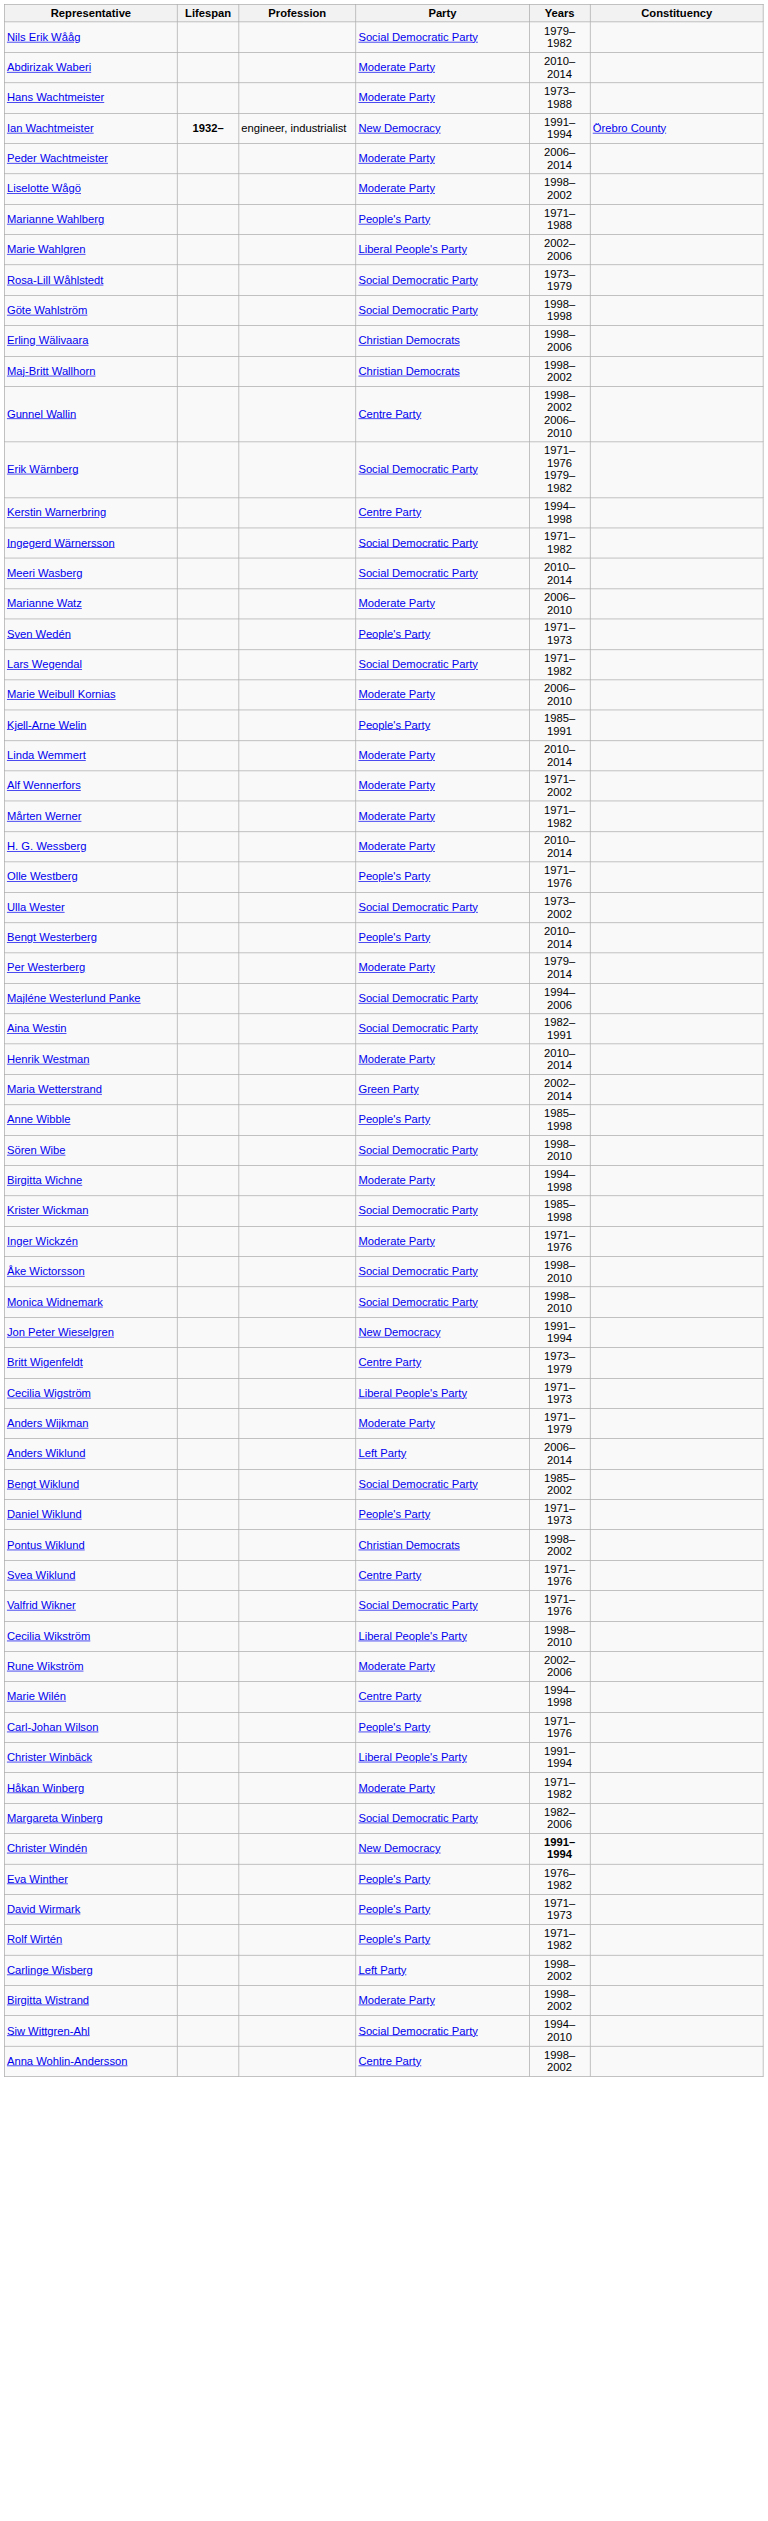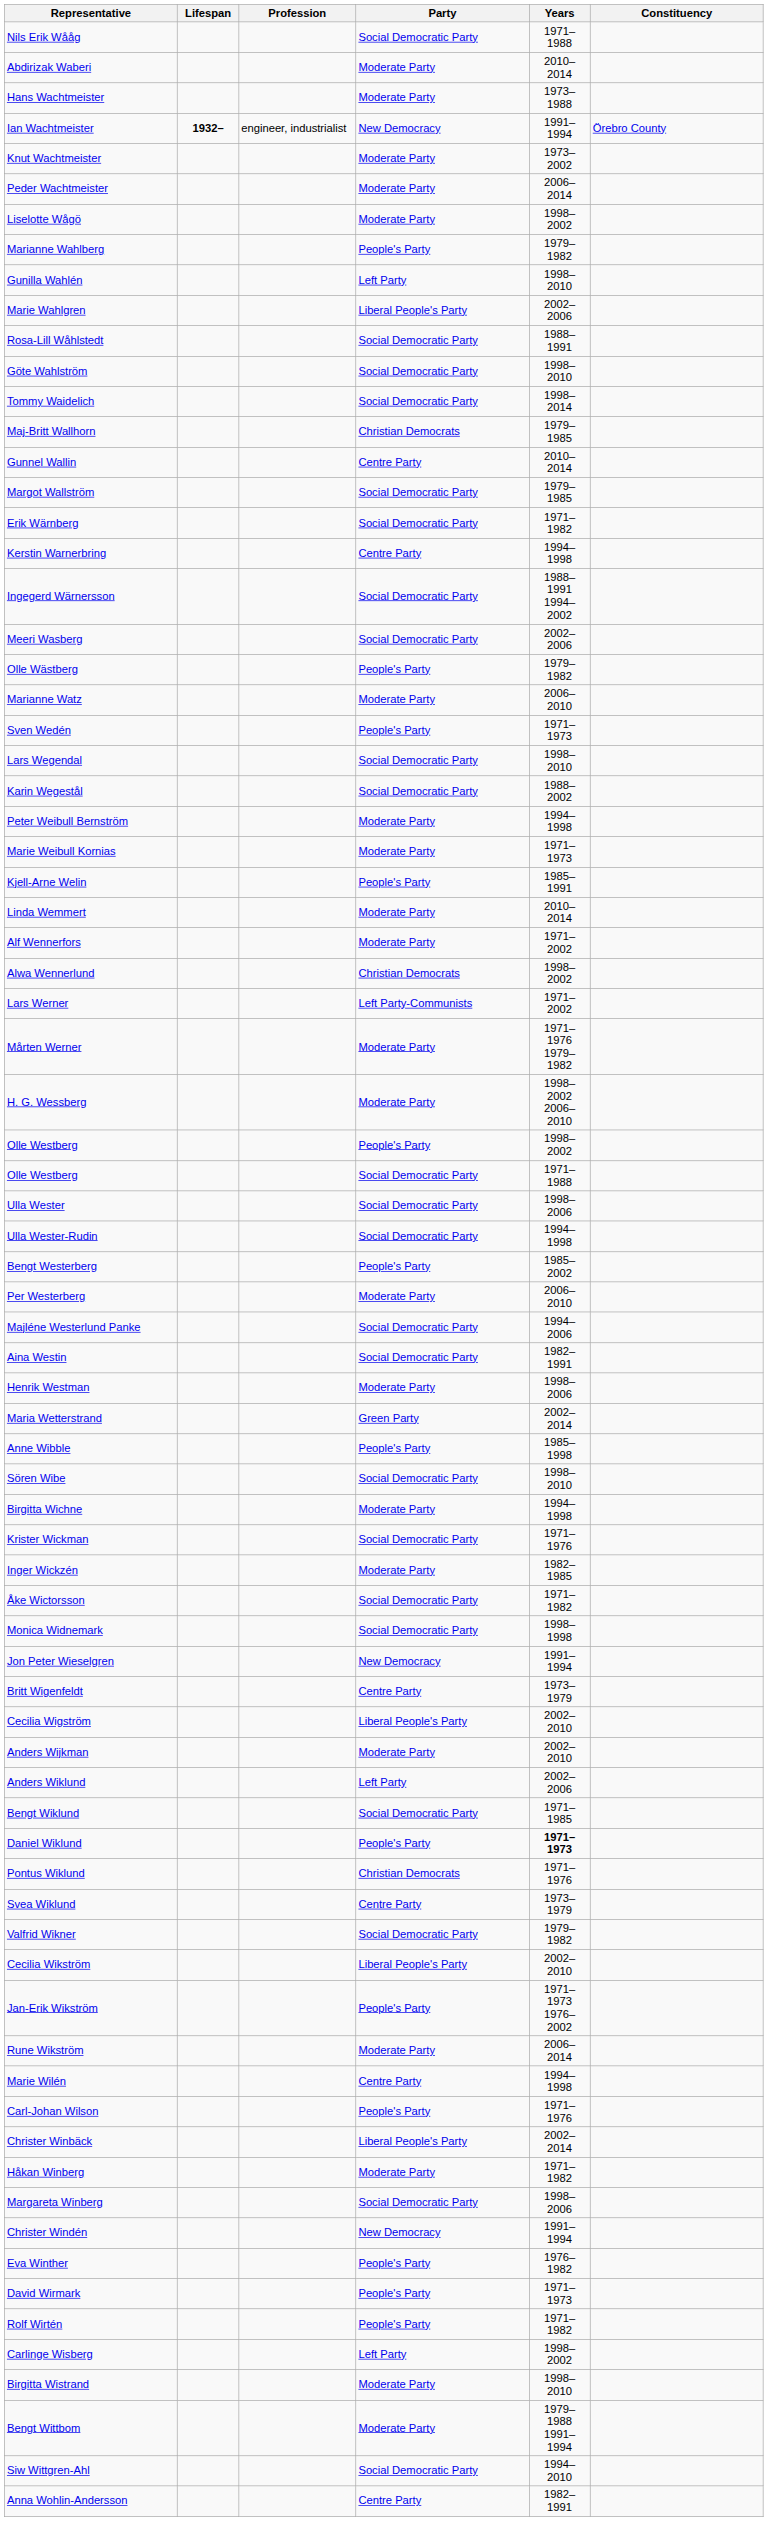(560, 37) 1979–1982 -> (560, 37) 1971–1988
+ row: (54, 158)
(560, 219) 1971–1988 -> (560, 249) 1979–1982
+ row: (45, 280)
(560, 280) 1973–1979 -> (560, 341) 1988–1991
(560, 310) 1998–1998 -> (560, 371) 1998–2010
+ row: (51, 401)
- row: (48, 341)
(560, 371) 1998–2002 -> (560, 432) 1979–1985
(560, 414) 1998–2002 2006–2010 -> (560, 462) 2010–2014
+ row: (51, 492)
(560, 469) 1971–1976 1979–1982 -> (560, 523) 1971–1982
(560, 543) 1971–1982 -> (560, 596) 1988–1991 1994–2002
(560, 573) 2010–2014 -> (560, 639) 2002–2006
+ row: (42, 669)
(560, 664) 1971–1982 -> (560, 760) 1998–2010
+ row: (45, 791)
+ row: (68, 821)
(560, 695) 2006–2010 -> (560, 852) 1971–1973
+ row: (51, 973)
+ row: (38, 1003)
(560, 816) 1971–1982 -> (560, 1046) 1971–1976 1979–1982
(560, 846) 2010–2014 -> (560, 1102) 1998–2002 2006–2010
(560, 877) 1971–1976 -> (560, 1145) 1998–2002
+ row: (42, 1175)
(560, 907) 1973–2002 -> (560, 1206) 1998–2006
+ row: (52, 1236)
(560, 937) 2010–2014 -> (560, 1266) 1985–2002
(560, 968) 1979–2014 -> (560, 1297) 2006–2010
(560, 1059) 2010–2014 -> (560, 1388) 1998–2006
(560, 1211) 1985–1998 -> (560, 1540) 1971–1976
(560, 1241) 1971–1976 -> (560, 1570) 1982–1985
(560, 1271) 1998–2010 -> (560, 1600) 1971–1982
(560, 1302) 1998–2010 -> (560, 1631) 1998–1998
(560, 1393) 1971–1973 -> (560, 1722) 2002–2010
(560, 1423) 1971–1979 -> (560, 1752) 2002–2010
(560, 1454) 2006–2014 -> (560, 1782) 2002–2006
(560, 1484) 1985–2002 -> (560, 1813) 1971–1985
(560, 1514) normal -> (560, 1843) bold
(560, 1545) 1998–2002 -> (560, 1874) 1971–1976
(560, 1575) 1971–1976 -> (560, 1904) 1973–1979
(560, 1605) 1971–1976 -> (560, 1934) 1979–1982
(560, 1636) 1998–2010 -> (560, 1965) 2002–2010
+ row: (52, 2008)
(560, 1666) 2002–2006 -> (560, 2051) 2006–2014
(560, 1757) 1991–1994 -> (560, 2142) 2002–2014
(560, 1818) 1982–2006 -> (560, 2202) 1998–2006
(560, 1848) bold -> (560, 2233) normal
(560, 2000) 1998–2002 -> (560, 2385) 1998–2010
+ row: (44, 2428)
(560, 2061) 1998–2002 -> (560, 2501) 1982–1991
